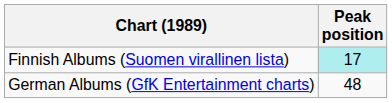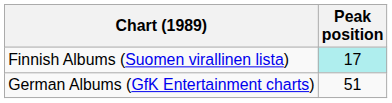(353, 85) 48 -> (353, 85) 51
